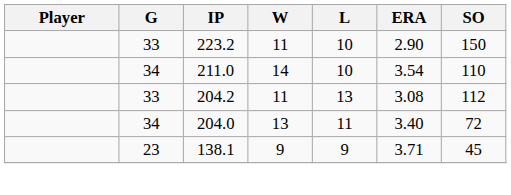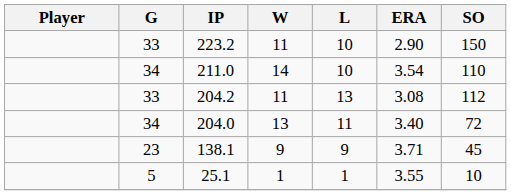+ row: (216, 176)
